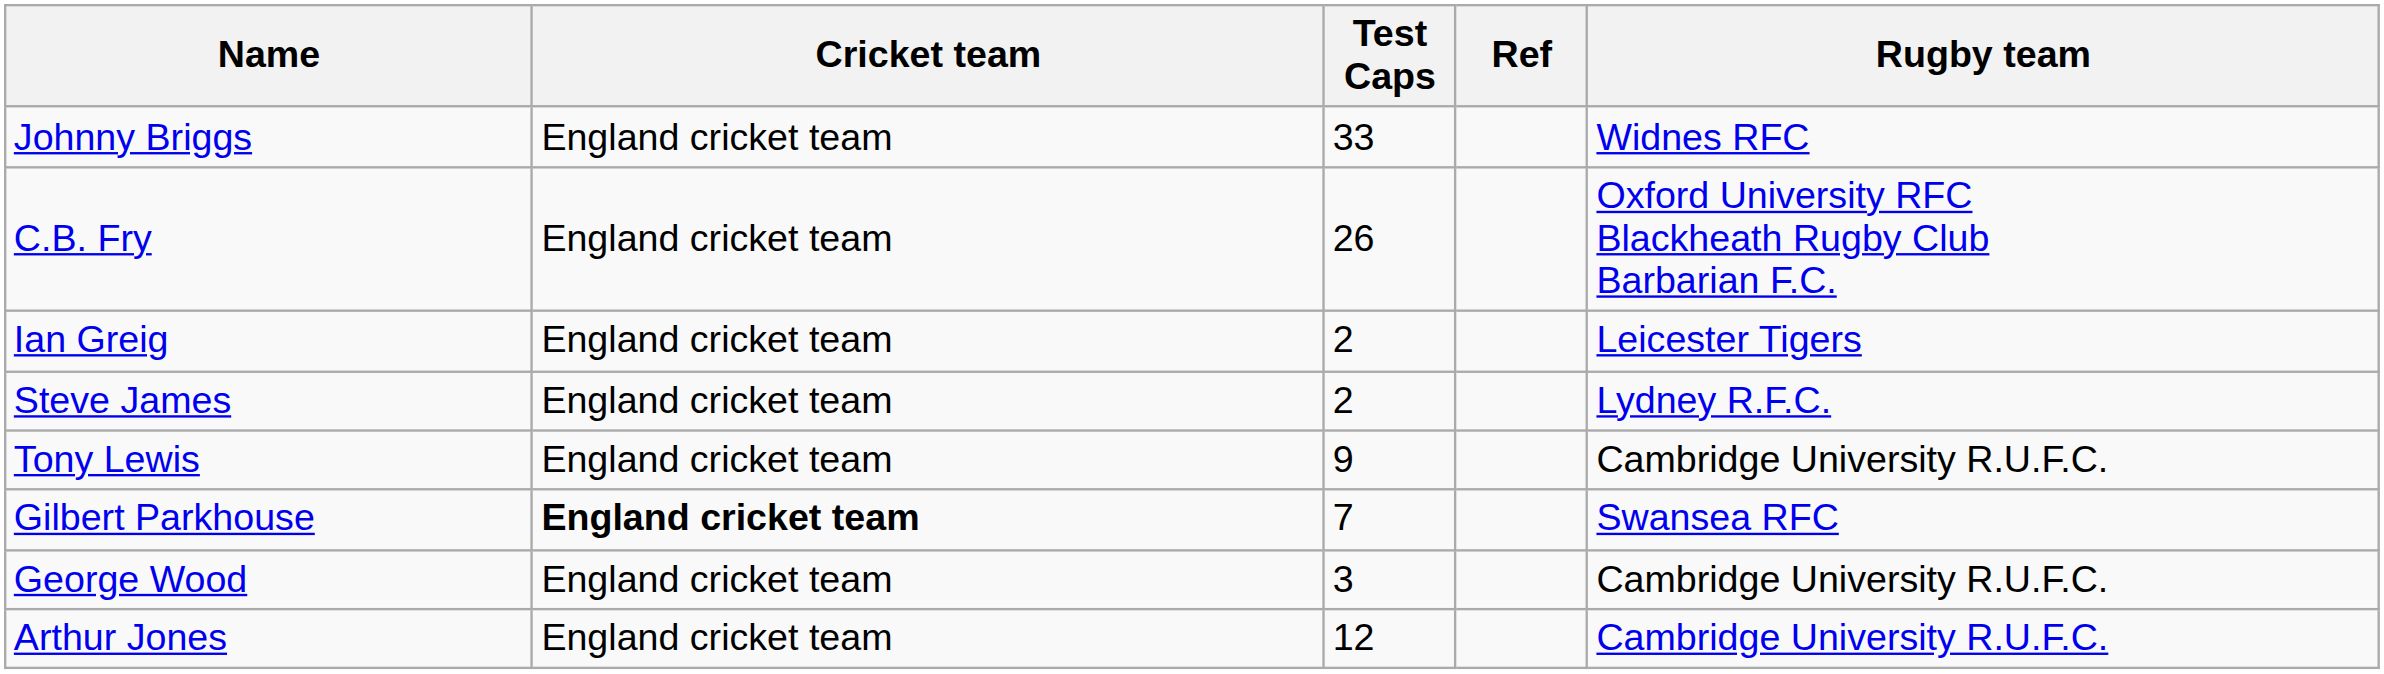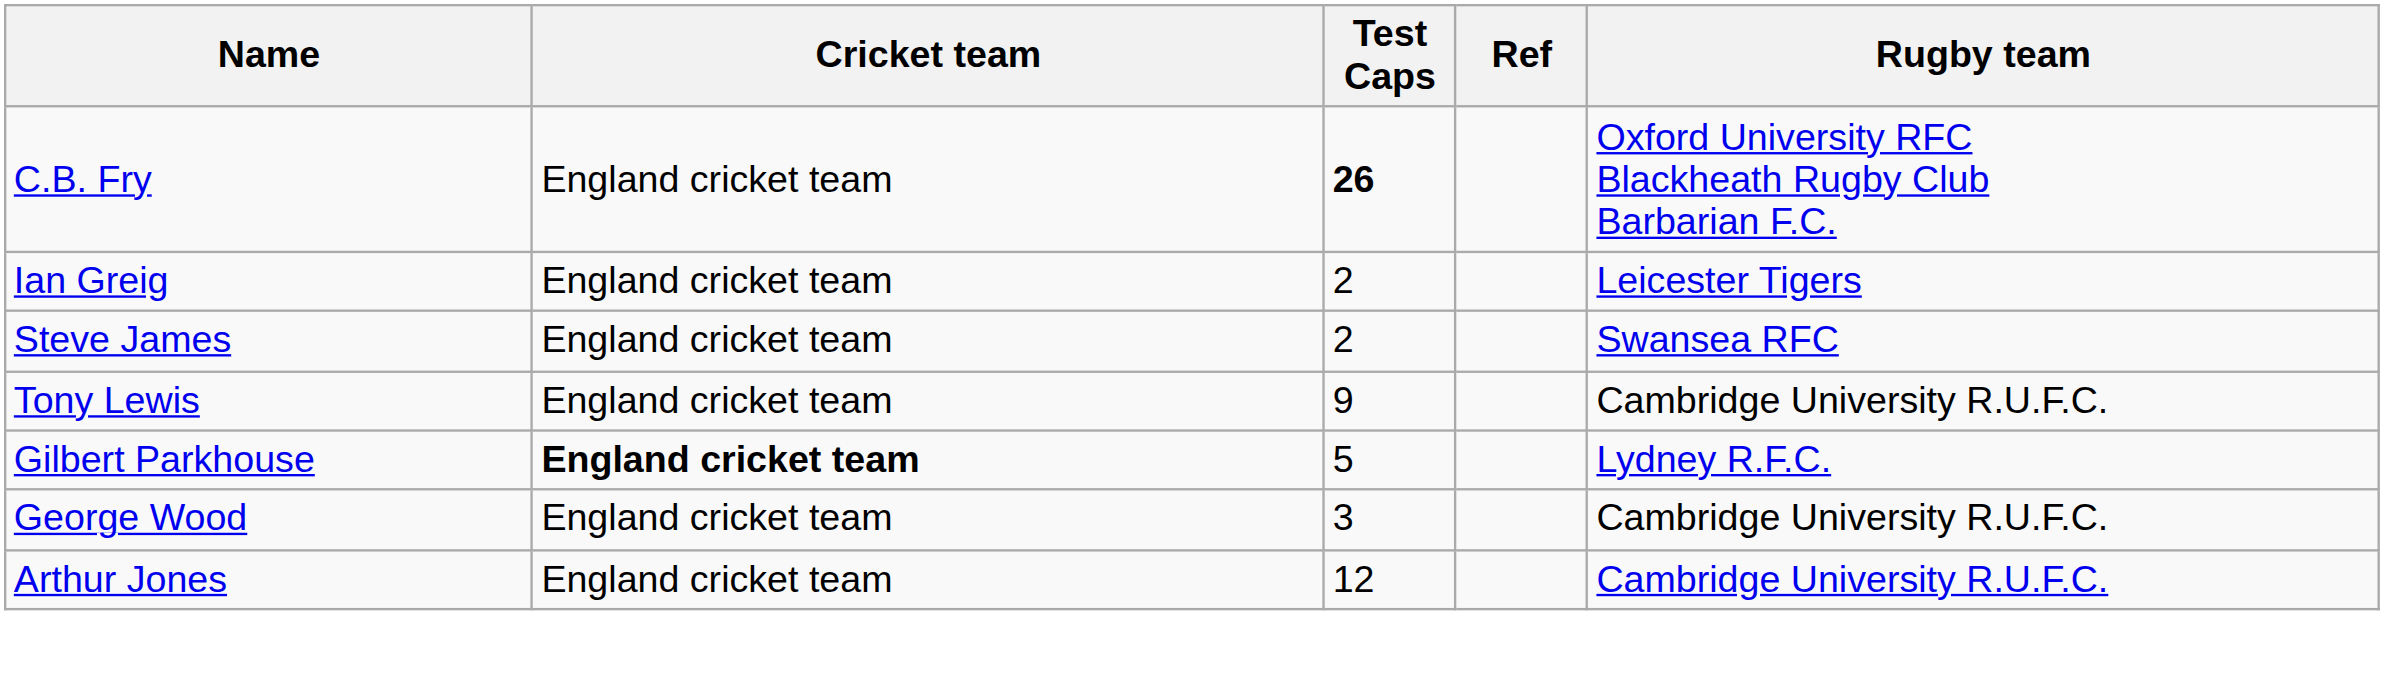- row: (133, 136)
(1354, 238) normal -> (1354, 178) bold
(1714, 399) Lydney R.F.C. -> (1718, 340) Swansea RFC
(1343, 519) 7 -> (1343, 459) 5
(1718, 519) Swansea RFC -> (1714, 459) Lydney R.F.C.
